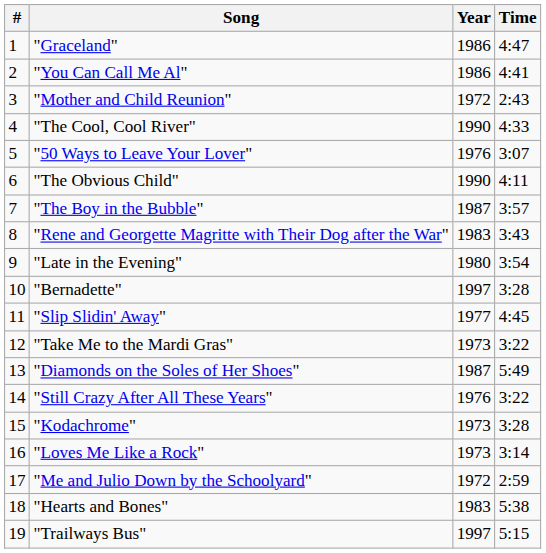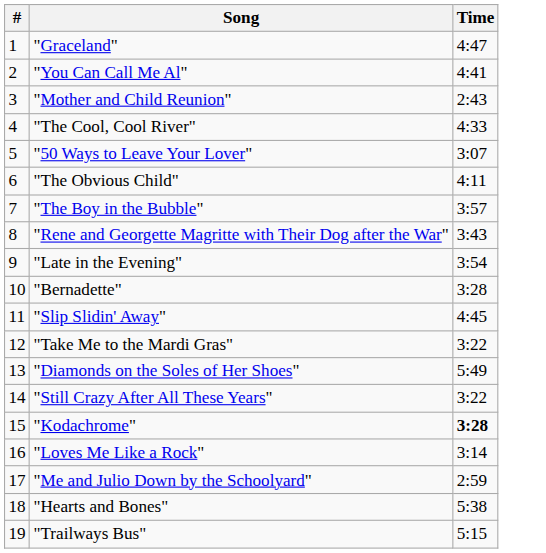- column: (474, 18)
(514, 425) normal -> (472, 425) bold
